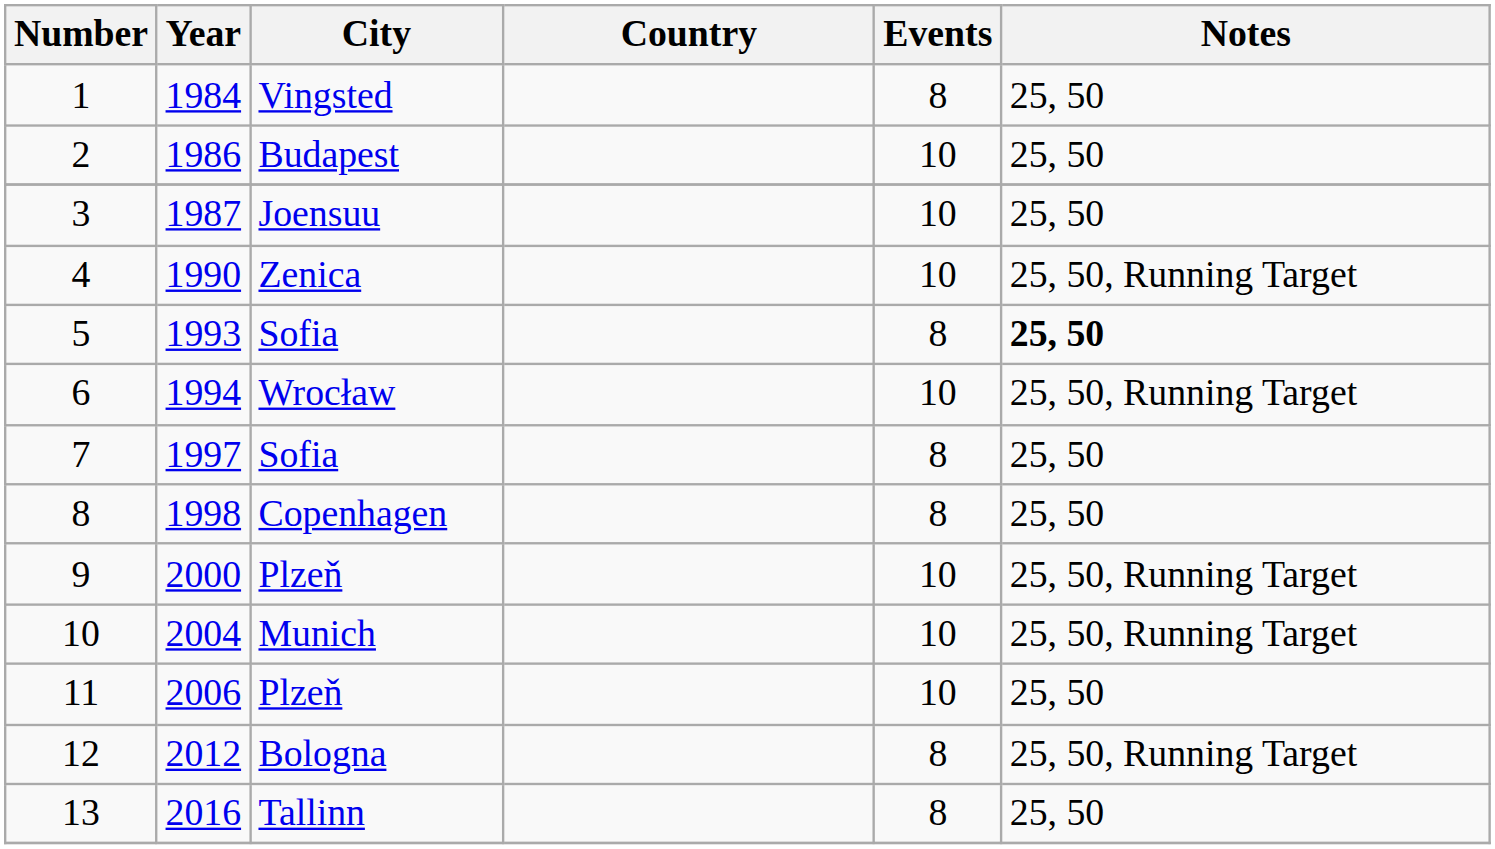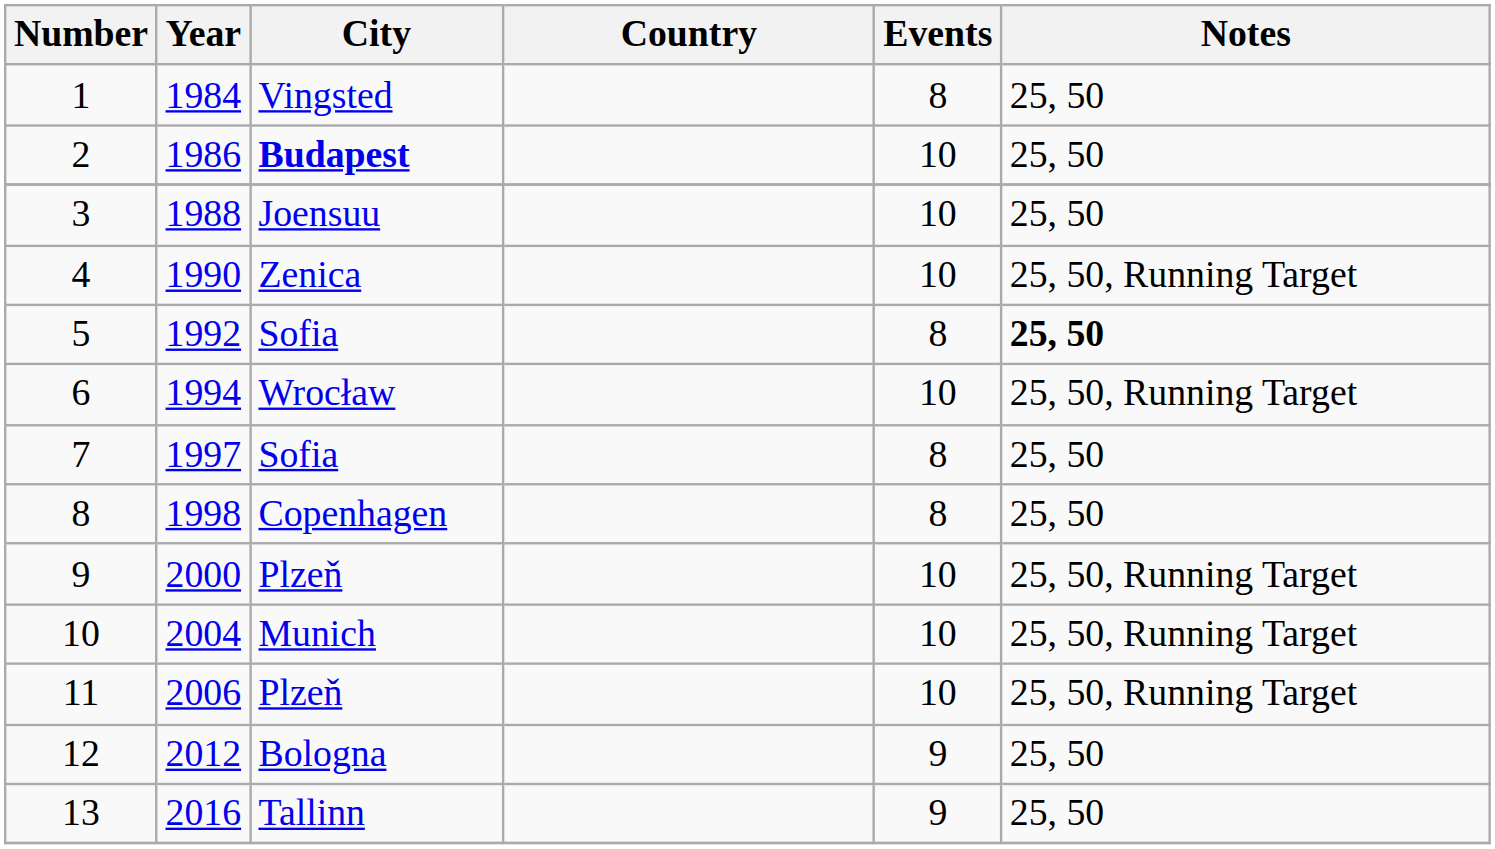(329, 154) normal -> (334, 154) bold
(203, 214) 1987 -> (203, 214) 1988
(203, 333) 1993 -> (203, 333) 1992
(1057, 693) 25, 50 -> (1183, 693) 25, 50, Running Target
(938, 753) 8 -> (938, 753) 9
(1183, 753) 25, 50, Running Target -> (1057, 753) 25, 50
(938, 812) 8 -> (938, 812) 9
